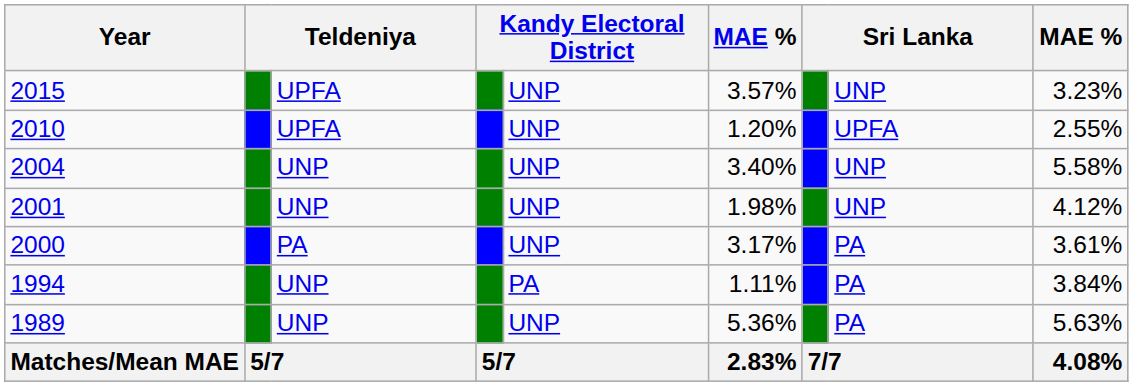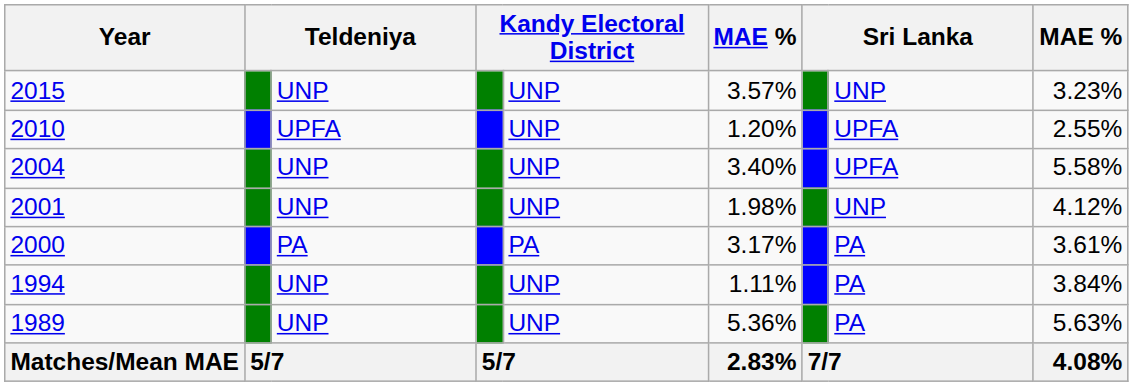(309, 90) UPFA -> (303, 90) UNP
(860, 167) UNP -> (866, 167) UPFA
(534, 245) UNP -> (524, 245) PA
(524, 284) PA -> (534, 284) UNP
